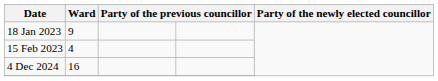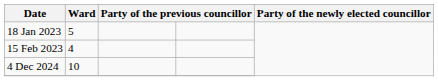(71, 31) 9 -> (71, 31) 5
(74, 66) 16 -> (74, 66) 10
